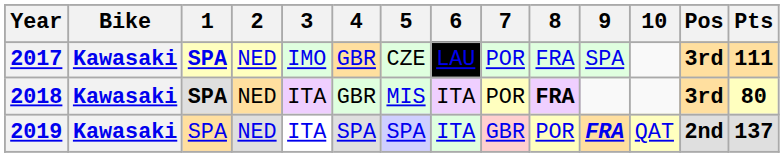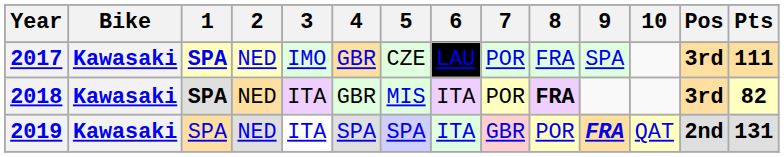(754, 96) 80 -> (754, 96) 82
(754, 133) 137 -> (754, 133) 131
